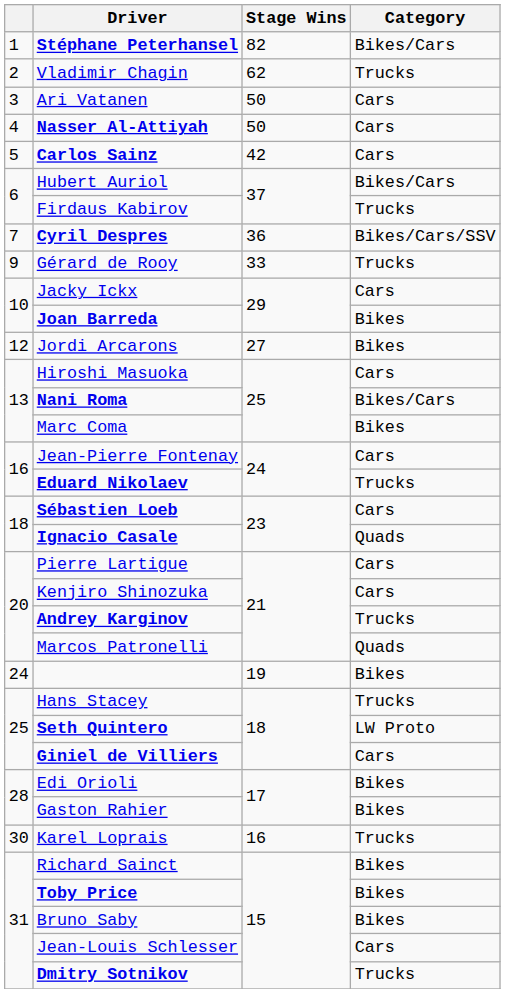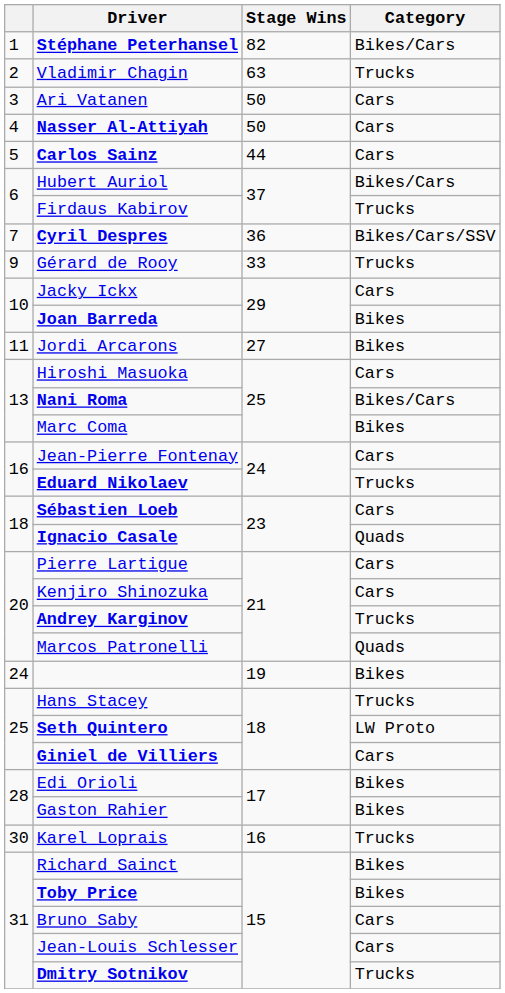(256, 73) 62 -> (256, 73) 63
(256, 155) 42 -> (256, 155) 44
(19, 346) 12 -> (19, 346) 11
(380, 920) Bikes -> (375, 920) Cars
